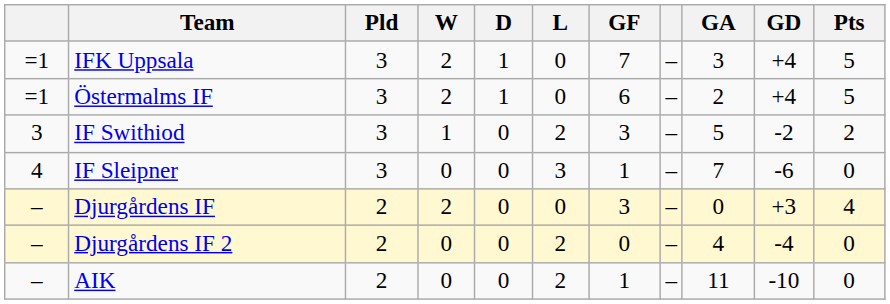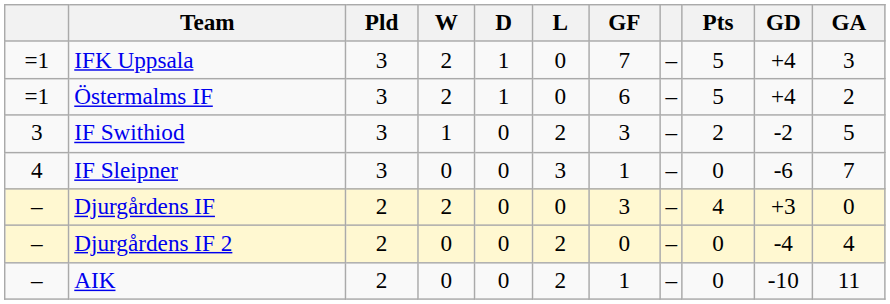columns swapped: (718, 22) <-> (849, 22)
